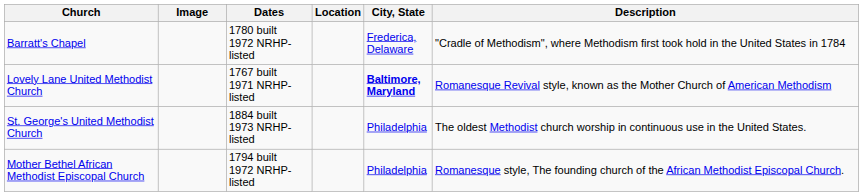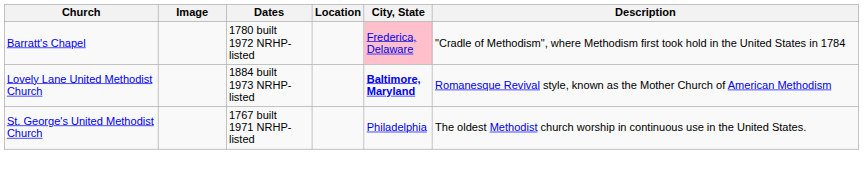(392, 43) no background -> (392, 43) pink background
(260, 85) 1767 built 1971 NRHP-listed -> (260, 85) 1884 built 1973 NRHP-listed
(260, 127) 1884 built 1973 NRHP-listed -> (260, 127) 1767 built 1971 NRHP-listed
- row: (76, 170)
